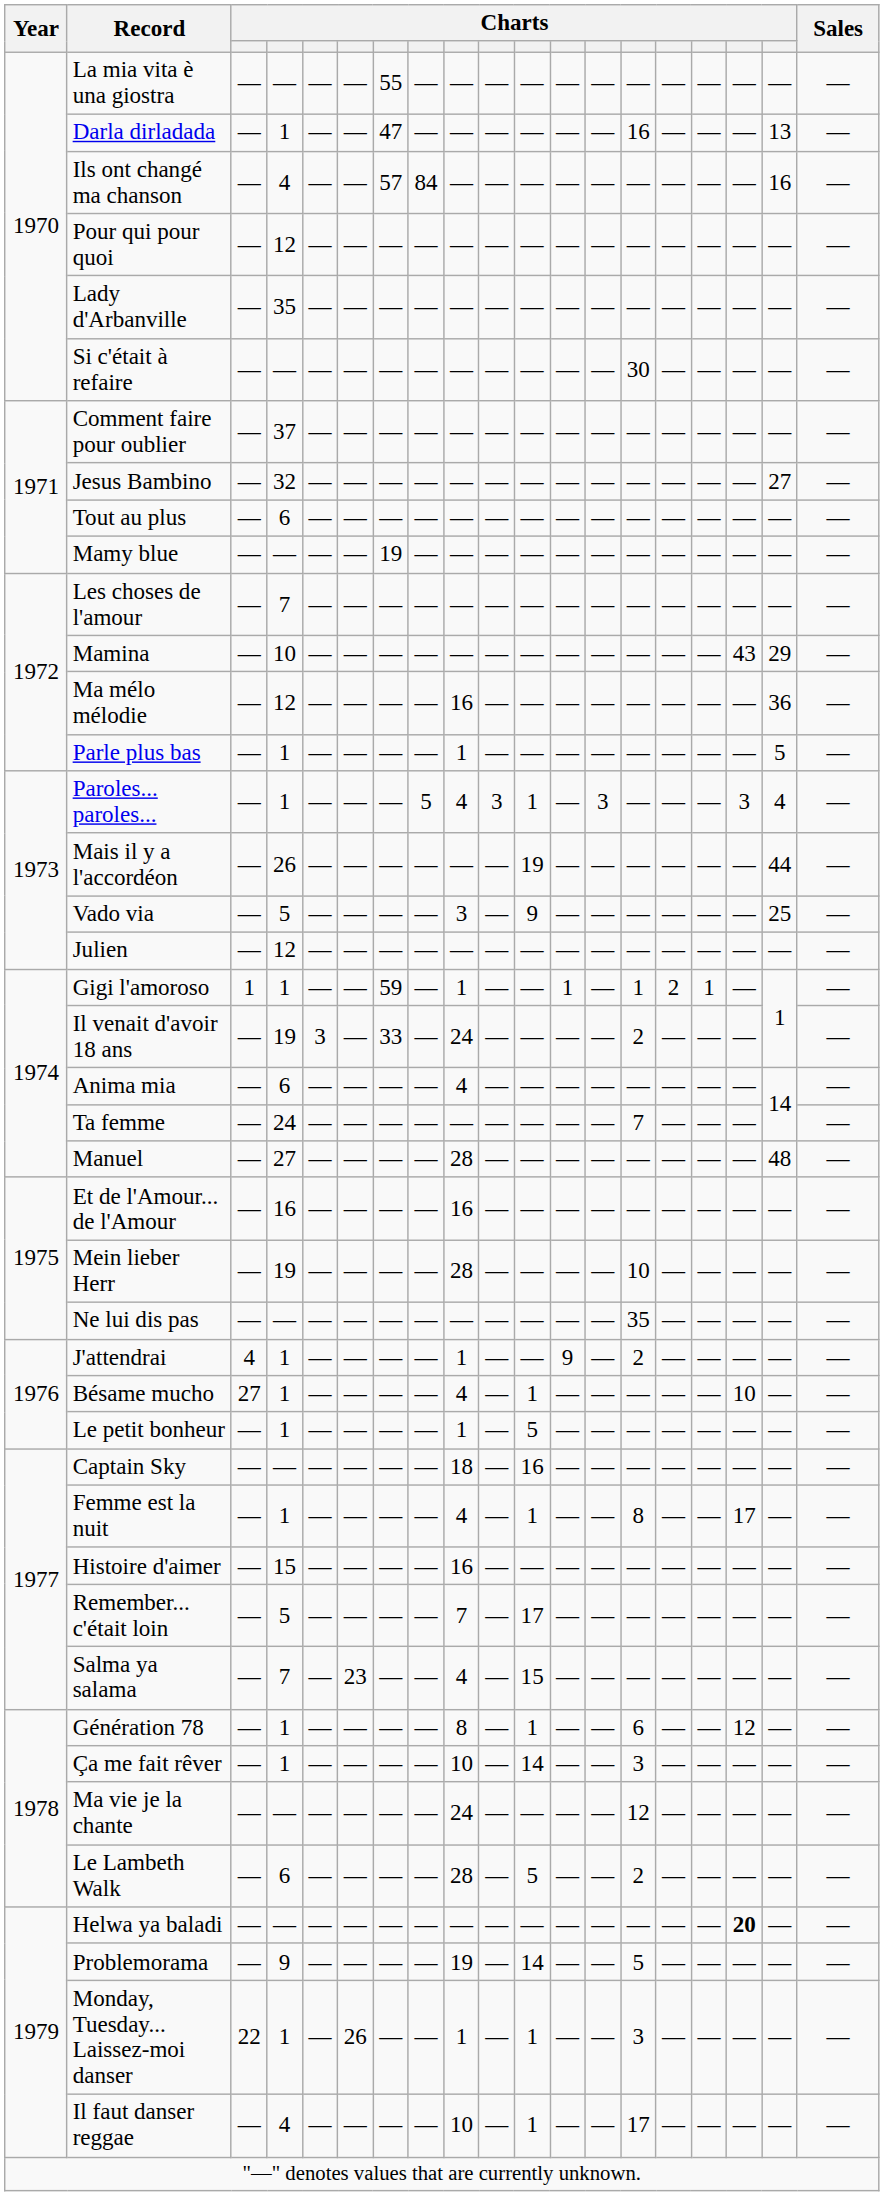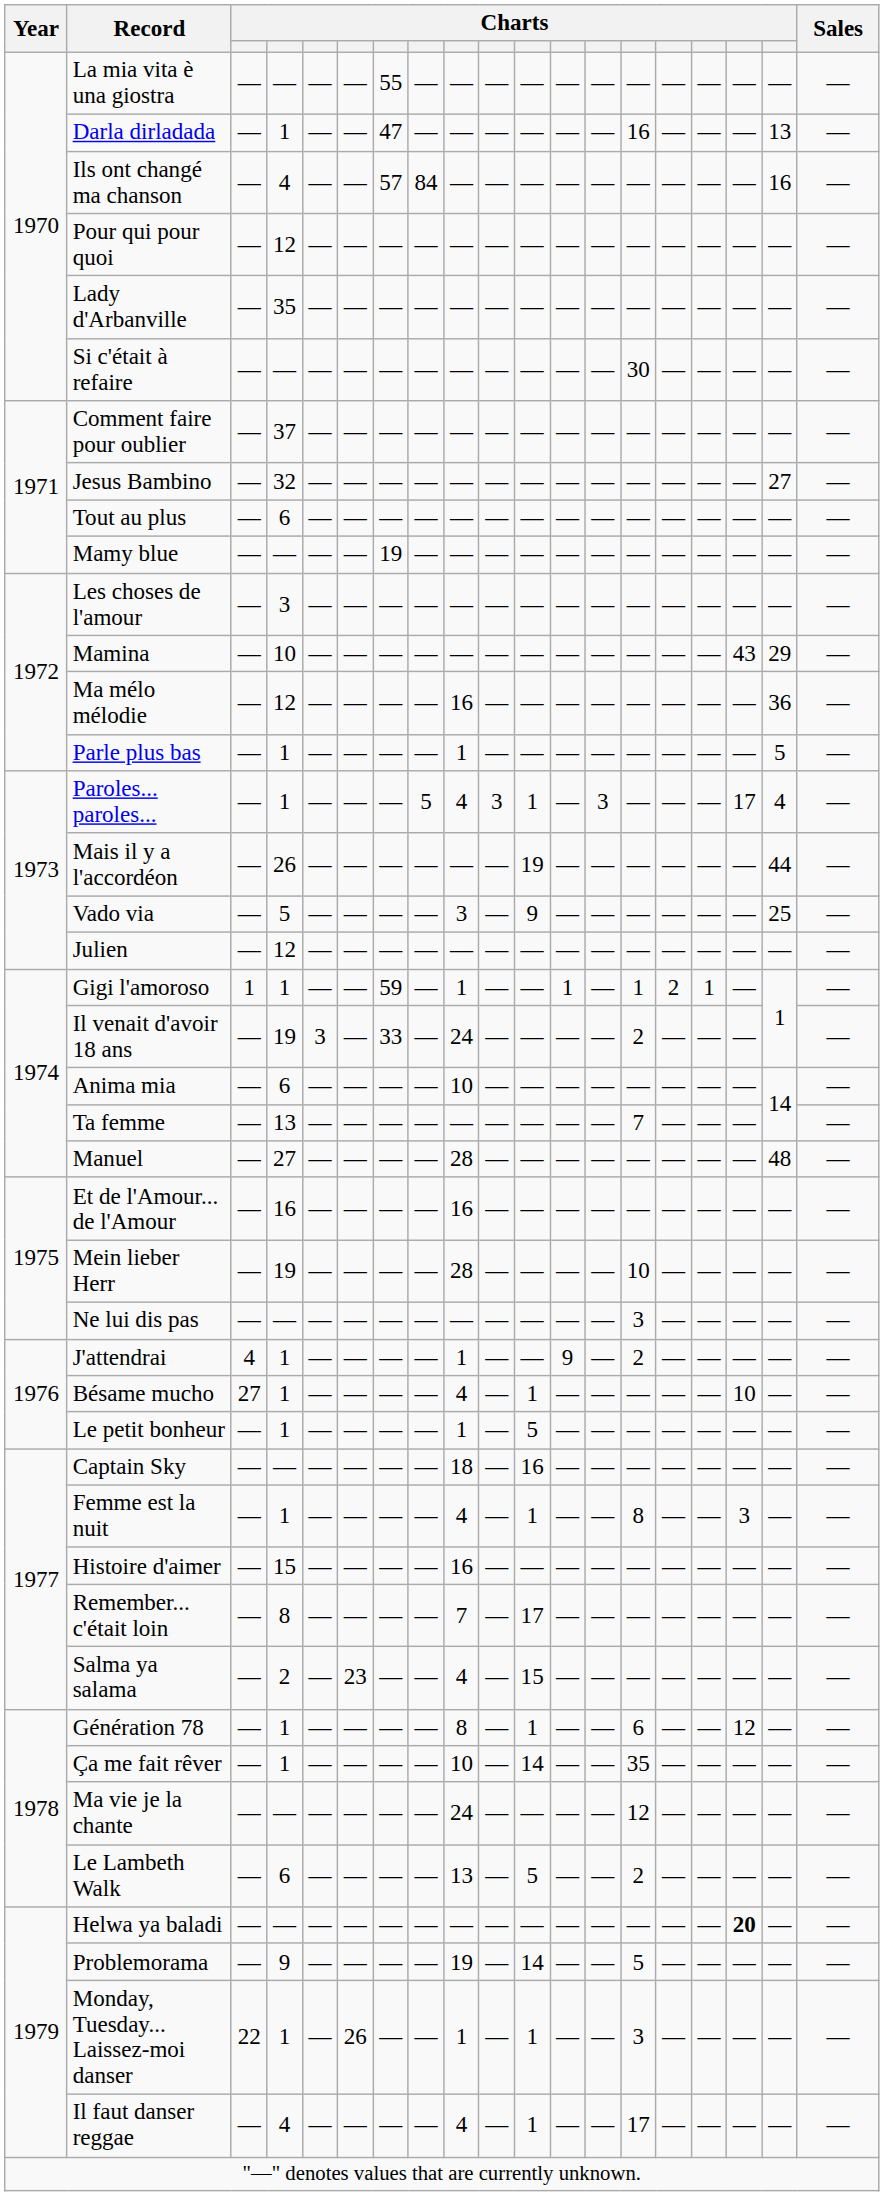(285, 603) 7 -> (285, 603) 3
(744, 801) 3 -> (744, 801) 17
(461, 1085) 4 -> (461, 1085) 10
(285, 1122) 24 -> (285, 1122) 13
(638, 1320) 35 -> (638, 1320) 3
(744, 1516) 17 -> (744, 1516) 3
(285, 1615) 5 -> (285, 1615) 8
(285, 1677) 7 -> (285, 1677) 2
(638, 1763) 3 -> (638, 1763) 35
(461, 1875) 28 -> (461, 1875) 13
(461, 2125) 10 -> (461, 2125) 4
